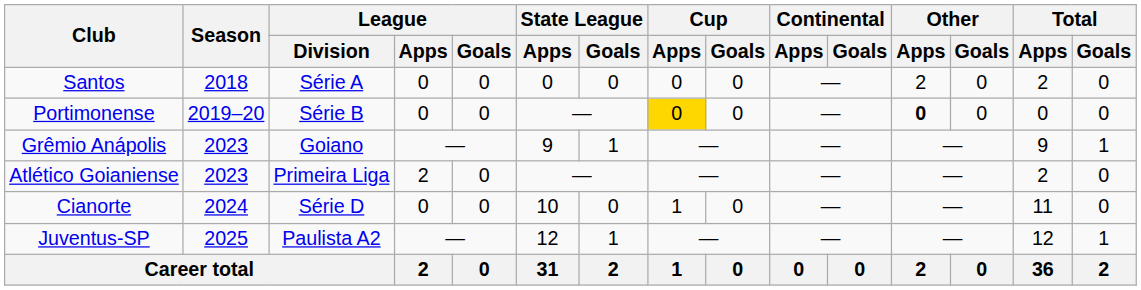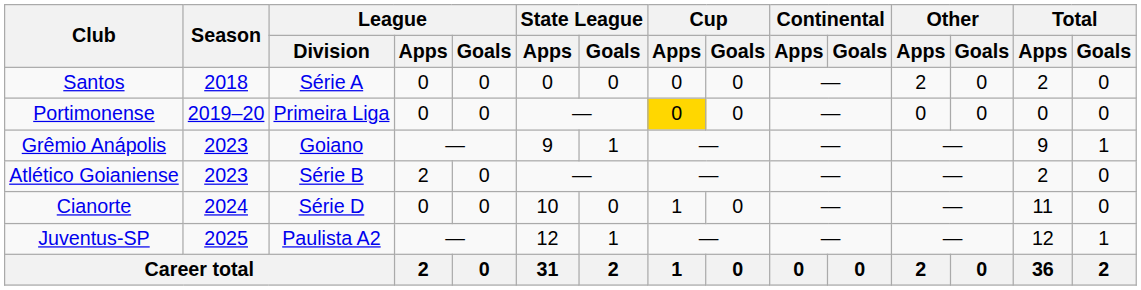(331, 113) Série B -> (331, 113) Primeira Liga
(921, 113) bold -> (921, 113) normal
(331, 176) Primeira Liga -> (331, 176) Série B
